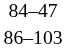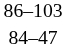rows swapped: (33, 37) <-> (33, 10)
